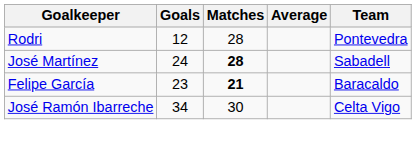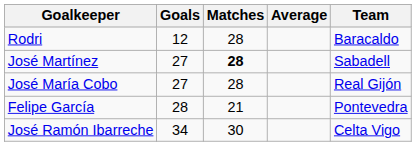(371, 38) Pontevedra -> (366, 38) Baracaldo
(180, 61) 24 -> (180, 61) 27
+ row: (63, 84)
(180, 84) 23 -> (180, 107) 28
(236, 84) bold -> (236, 107) normal
(366, 84) Baracaldo -> (371, 107) Pontevedra
